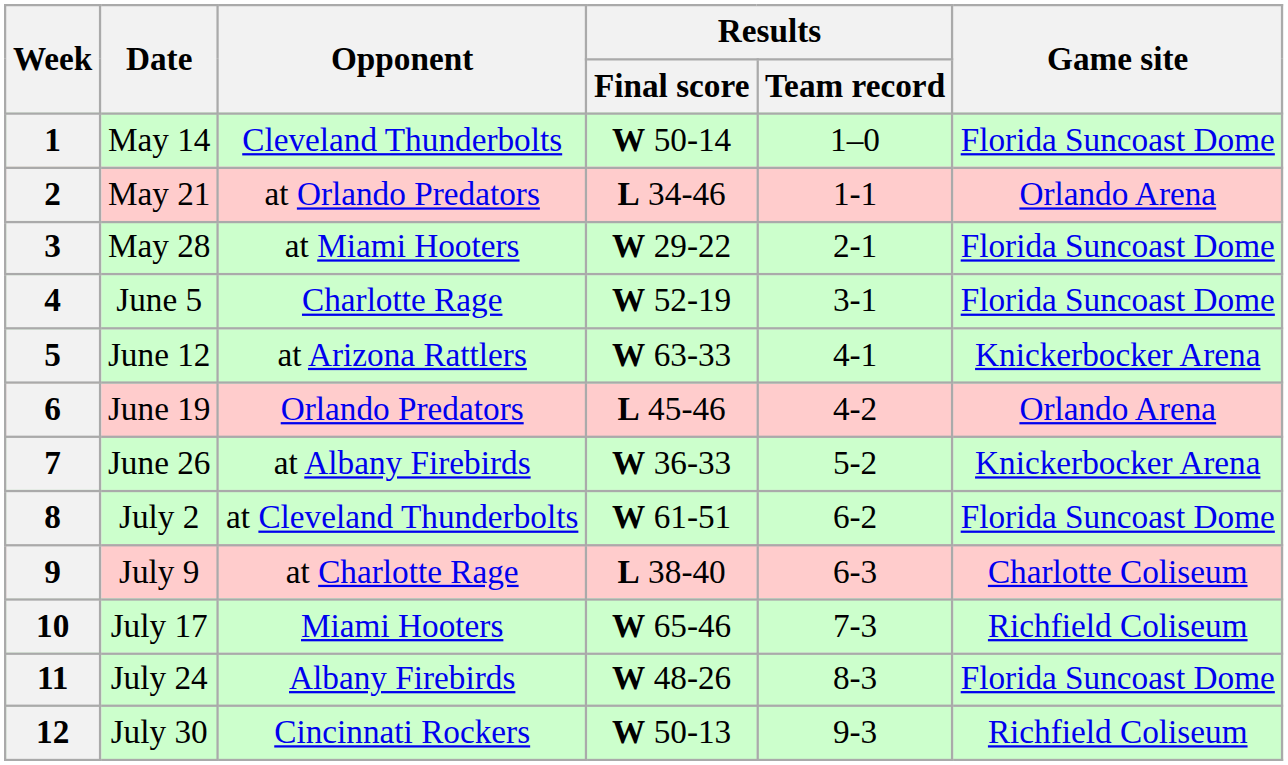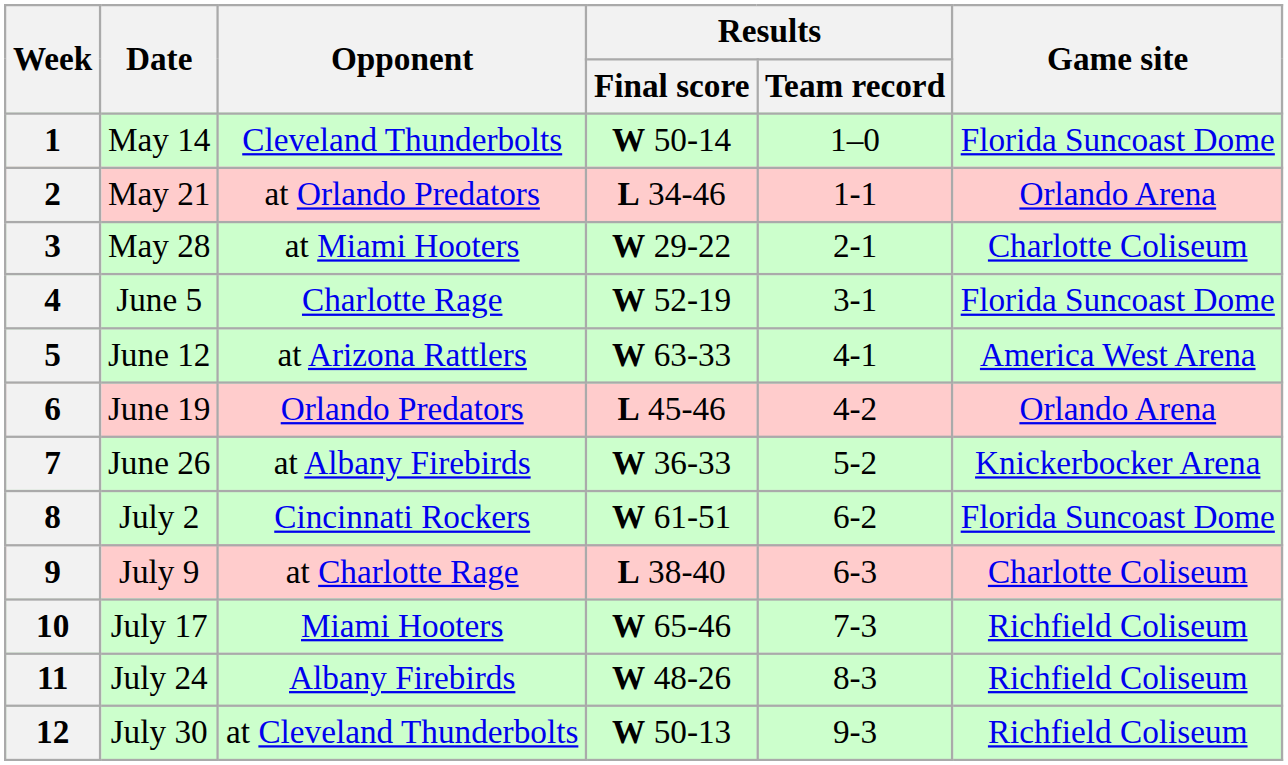(1118, 247) Florida Suncoast Dome -> (1118, 247) Charlotte Coliseum
(1118, 354) Knickerbocker Arena -> (1118, 354) America West Arena
(402, 516) at Cleveland Thunderbolts -> (402, 516) Cincinnati Rockers
(1118, 678) Florida Suncoast Dome -> (1118, 678) Richfield Coliseum
(402, 732) Cincinnati Rockers -> (402, 732) at Cleveland Thunderbolts
